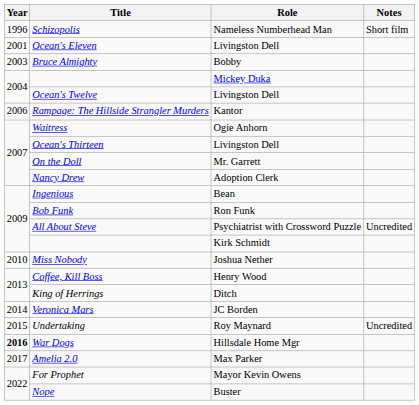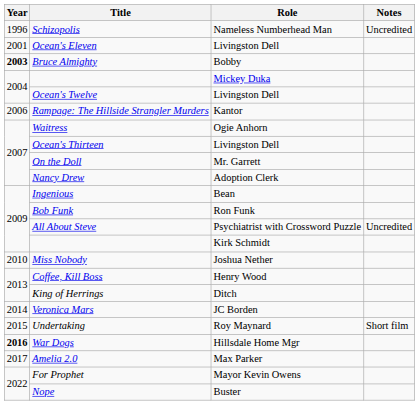(387, 29) Short film -> (389, 29) Uncredited
(17, 62) normal -> (17, 62) bold
(389, 326) Uncredited -> (387, 326) Short film
